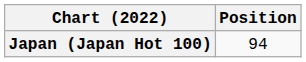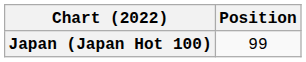(258, 44) 94 -> (258, 44) 99
